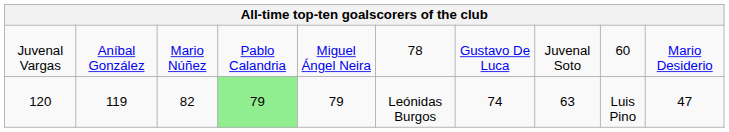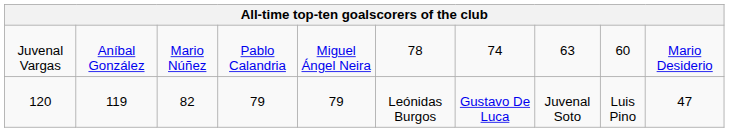(495, 58) Gustavo De Luca -> (495, 51) 74
(567, 58) Juvenal Soto -> (567, 51) 63
(257, 101) lightgreen background -> (257, 101) no background
(495, 101) 74 -> (495, 109) Gustavo De Luca
(567, 101) 63 -> (567, 109) Juvenal Soto
